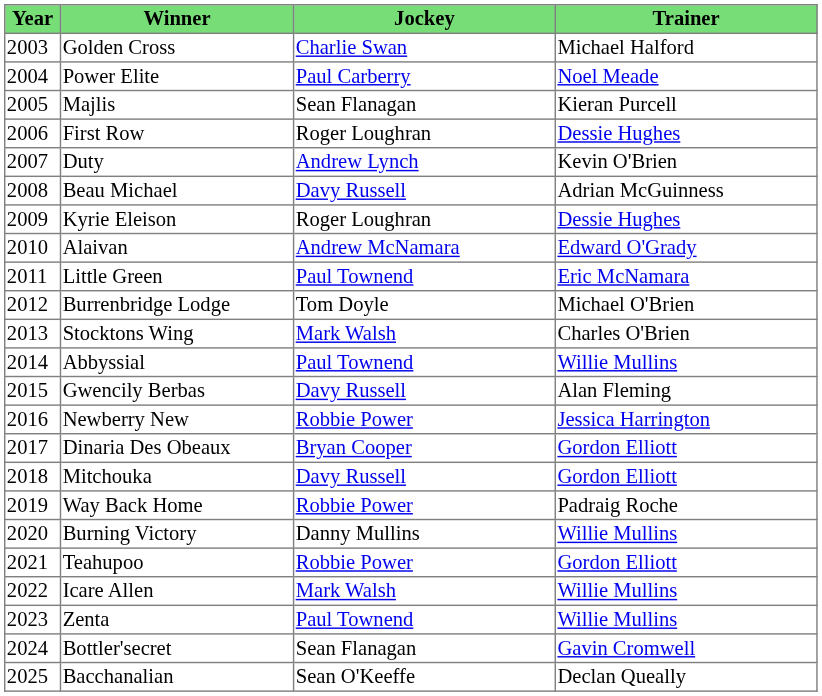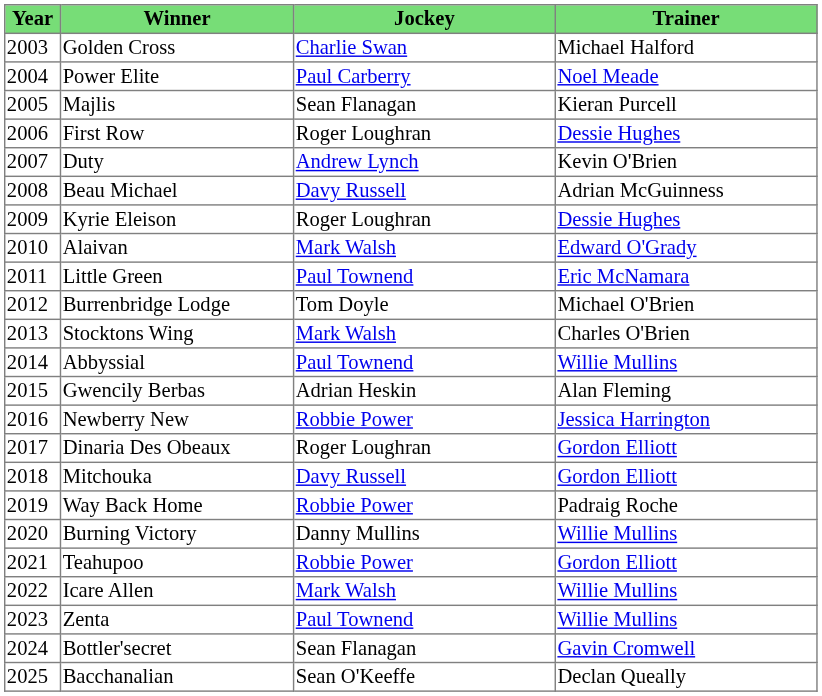(378, 247) Andrew McNamara -> (346, 247) Mark Walsh
(351, 390) Davy Russell -> (356, 390) Adrian Heskin
(354, 447) Bryan Cooper -> (363, 447) Roger Loughran
